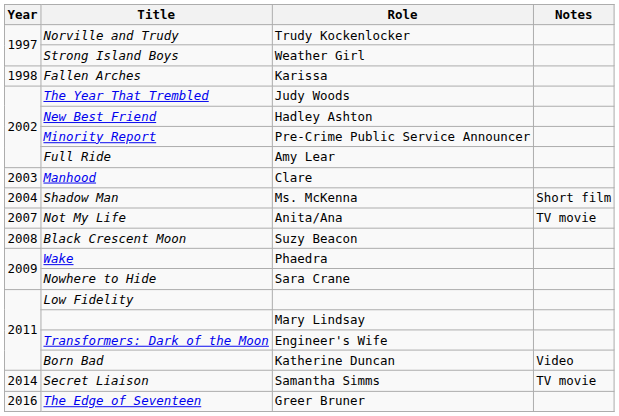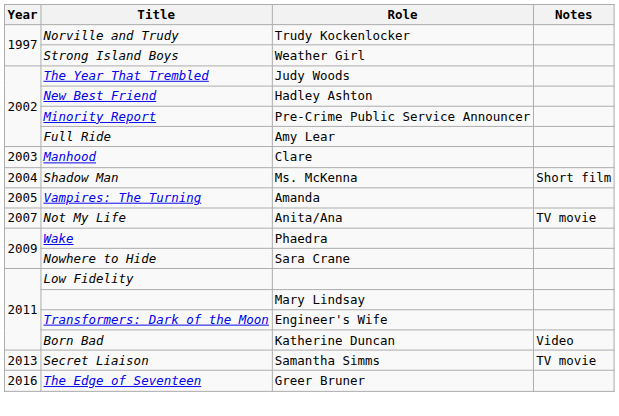- row: (92, 76)
+ row: (122, 198)
- row: (115, 238)
(22, 381) 2014 -> (22, 360) 2013
